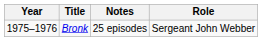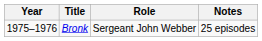columns swapped: (203, 12) <-> (120, 12)
